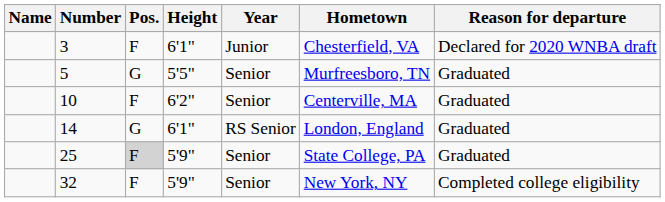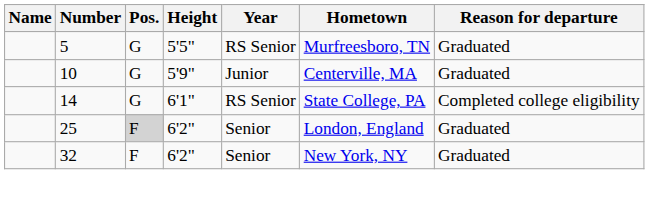- row: (64, 45)
(248, 73) Senior -> (260, 45) RS Senior
(134, 100) F -> (135, 73) G
(181, 100) 6'2" -> (181, 73) 5'9"
(248, 100) Senior -> (247, 73) Junior
(364, 127) London, England -> (365, 100) State College, PA
(474, 127) Graduated -> (539, 100) Completed college eligibility
(181, 155) 5'9" -> (181, 127) 6'2"
(365, 155) State College, PA -> (364, 127) London, England
(181, 182) 5'9" -> (181, 155) 6'2"
(539, 182) Completed college eligibility -> (474, 155) Graduated
